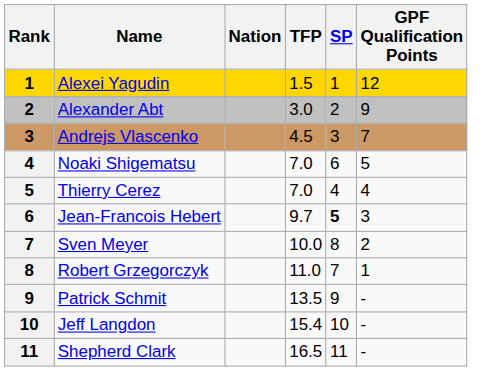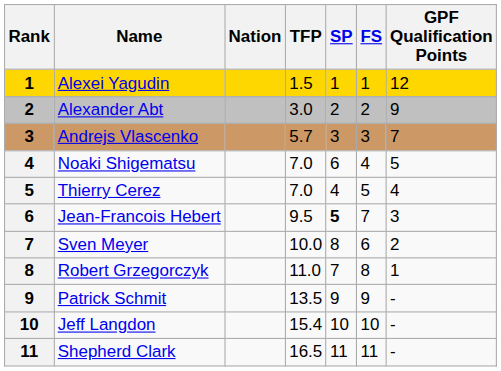+ column: (371, 37)
(301, 136) 4.5 -> (301, 136) 5.7
(301, 217) 9.7 -> (301, 217) 9.5
